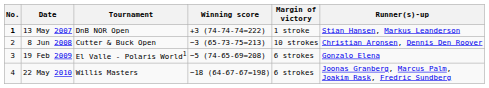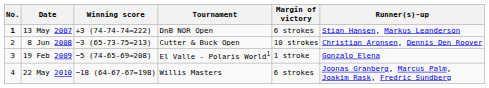columns swapped: (131, 15) <-> (230, 15)
(292, 31) 1 stroke -> (294, 31) 6 strokes
(294, 56) 6 strokes -> (292, 56) 1 stroke
